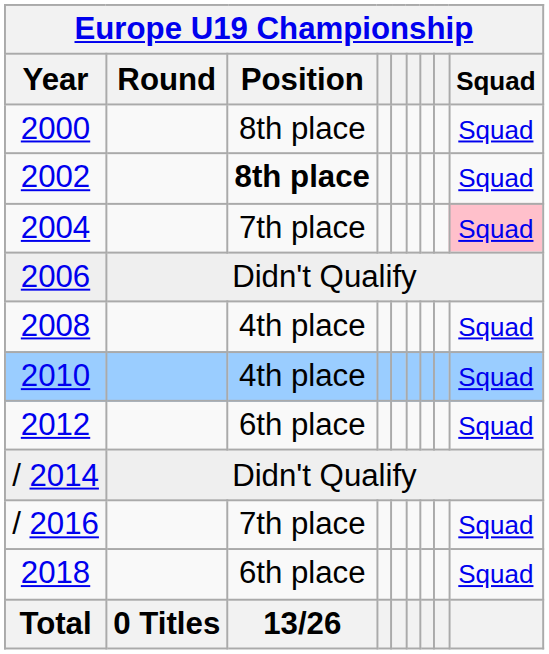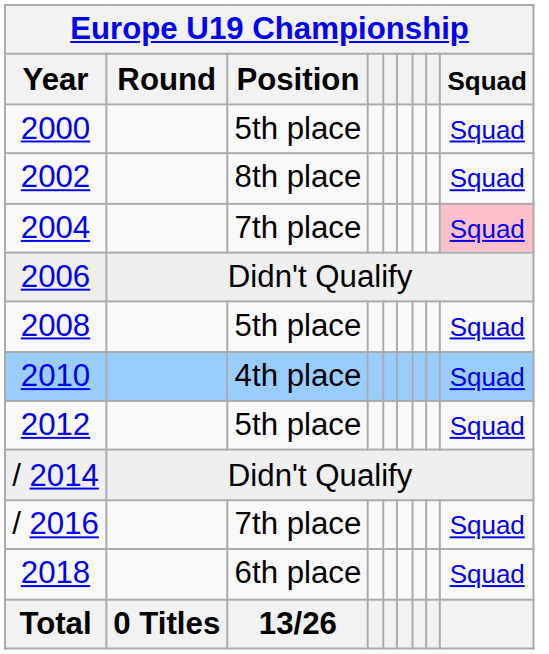(302, 128) 8th place -> (298, 128) 5th place
(302, 177) bold -> (298, 177) normal
(302, 326) 4th place -> (298, 326) 5th place
(302, 425) 6th place -> (298, 425) 5th place
